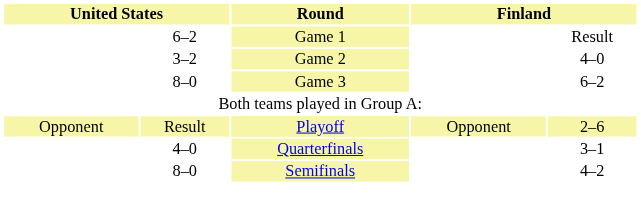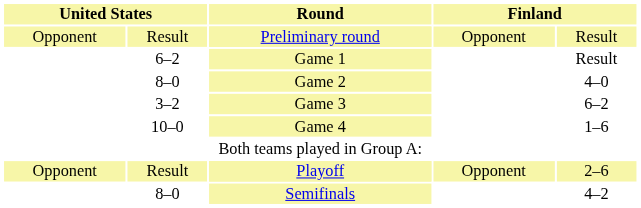+ row: (320, 36)
(185, 59) 3–2 -> (167, 81) 8–0
(185, 81) 8–0 -> (167, 103) 3–2
+ row: (320, 126)
- row: (320, 148)
